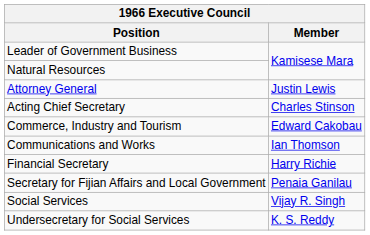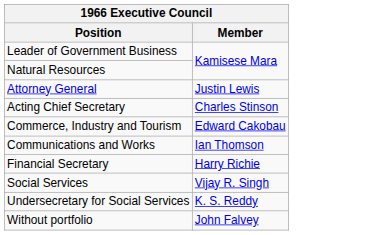- row: (136, 182)
+ row: (50, 220)
